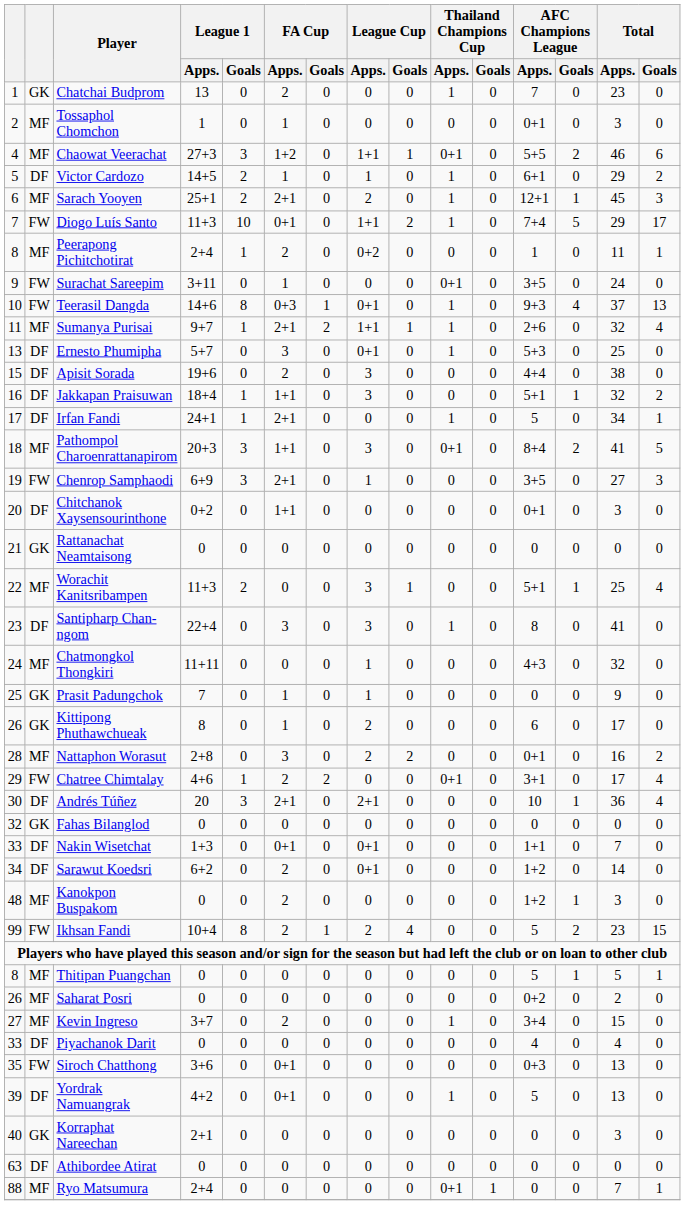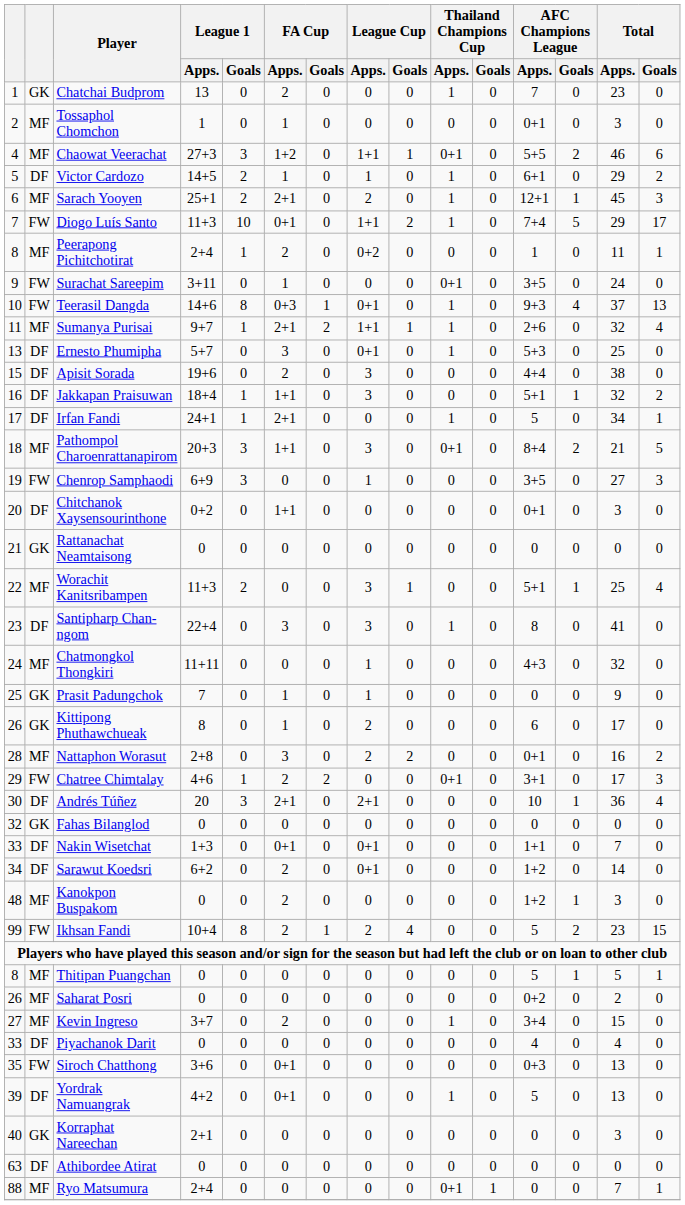(618, 449) 41 -> (618, 449) 21
(285, 479) 2+1 -> (285, 479) 0
(659, 779) 4 -> (659, 779) 3
